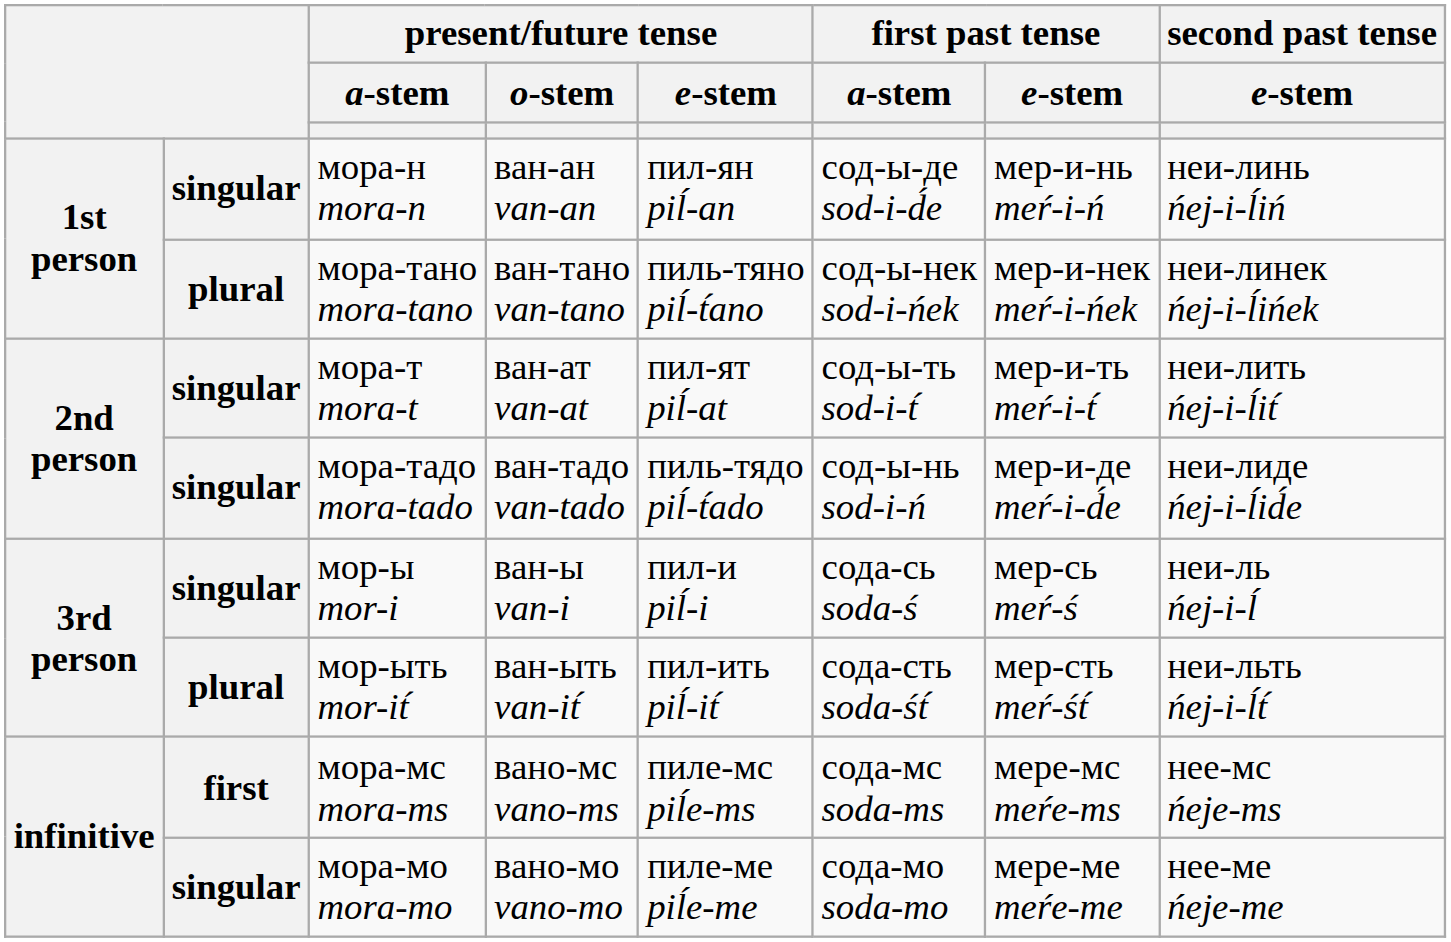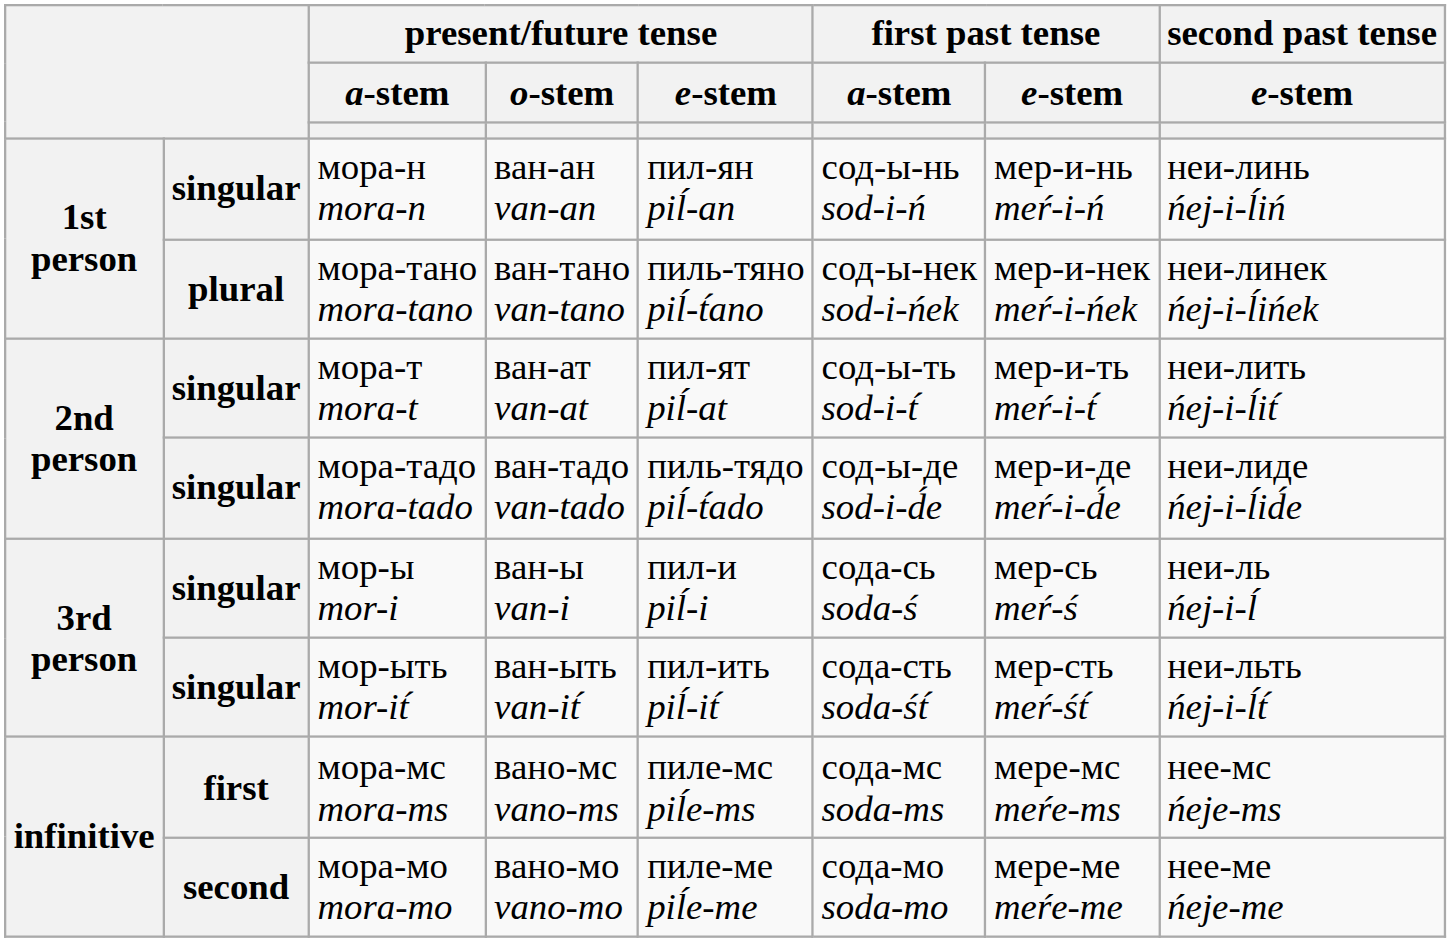(890, 188) сод-ы-де sod-i-d́e -> (891, 188) сод-ы-нь sod-i-ń
(891, 487) сод-ы-нь sod-i-ń -> (890, 487) сод-ы-де sod-i-d́e
(236, 686) plural -> (236, 686) singular
(236, 886) singular -> (236, 886) second
